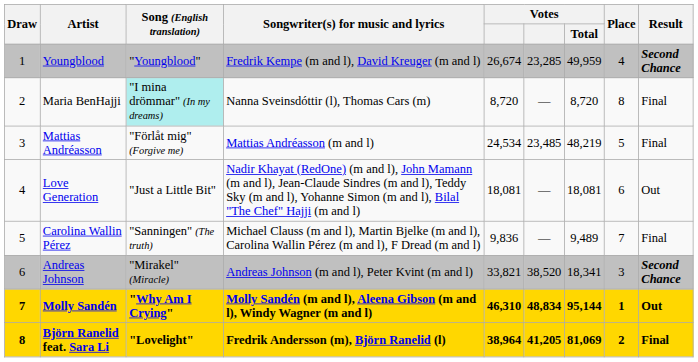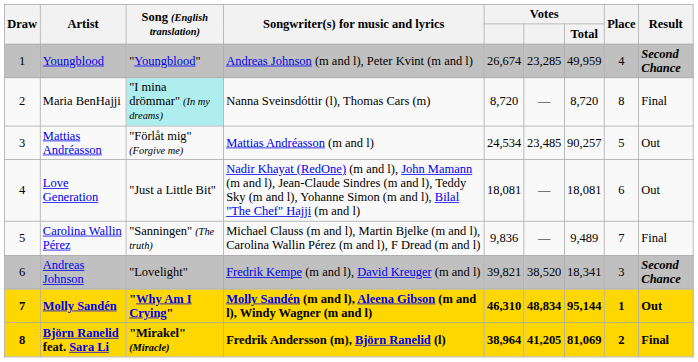(353, 61) Fredrik Kempe (m and l), David Kreuger (m and l) -> (350, 61) Andreas Johnson (m and l), Peter Kvint (m and l)
(584, 142) 48,219 -> (584, 142) 90,257
(654, 142) Final -> (651, 142) Out
(154, 272) "Mirakel" (Miracle) -> (159, 272) "Lovelight"
(350, 272) Andreas Johnson (m and l), Peter Kvint (m and l) -> (353, 272) Fredrik Kempe (m and l), David Kreuger (m and l)
(504, 272) 33,821 -> (504, 272) 39,821
(161, 339) "Lovelight" -> (158, 339) "Mirakel" (Miracle)
